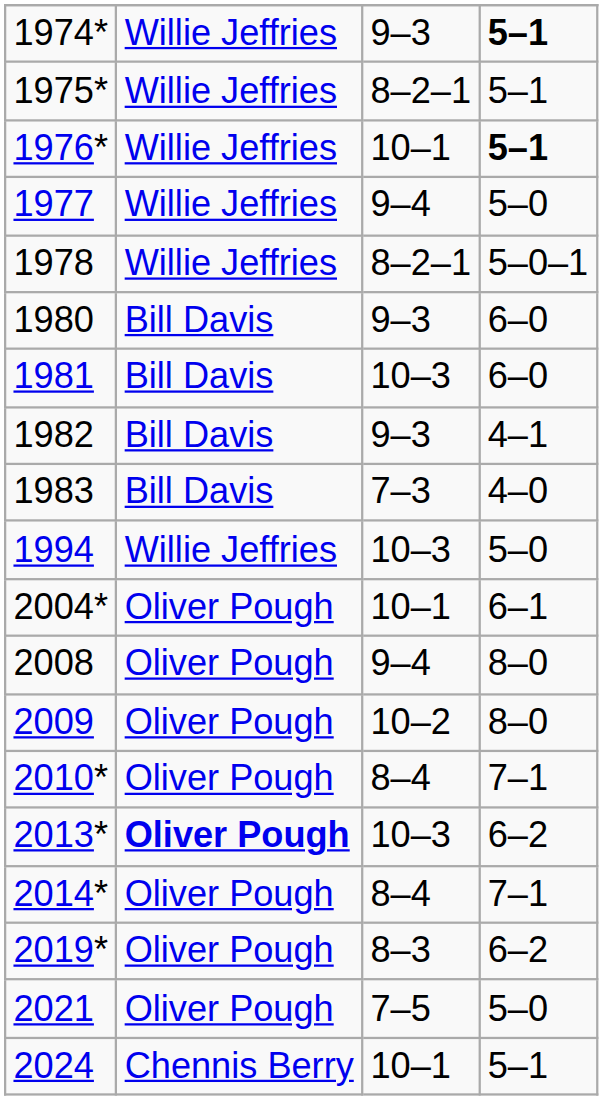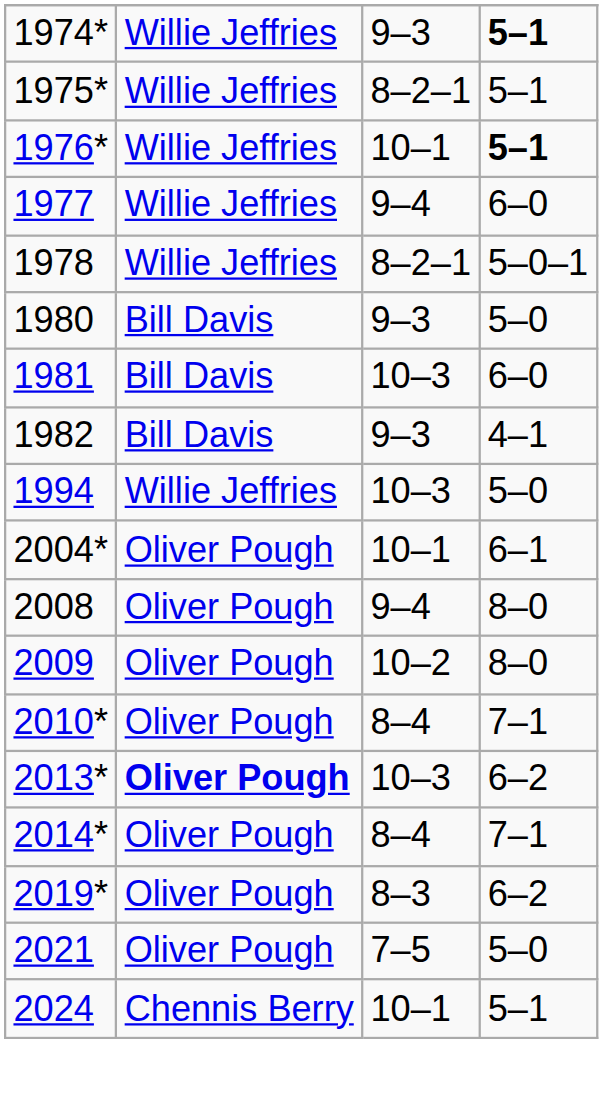(518, 205) 5–0 -> (518, 205) 6–0
(518, 319) 6–0 -> (518, 319) 5–0
- row: (54, 491)
